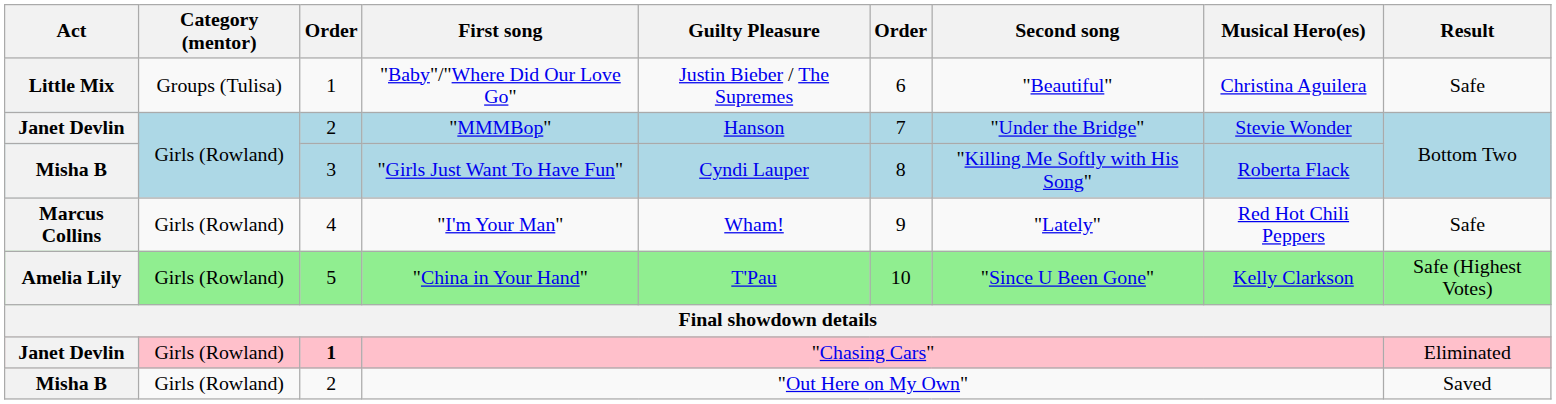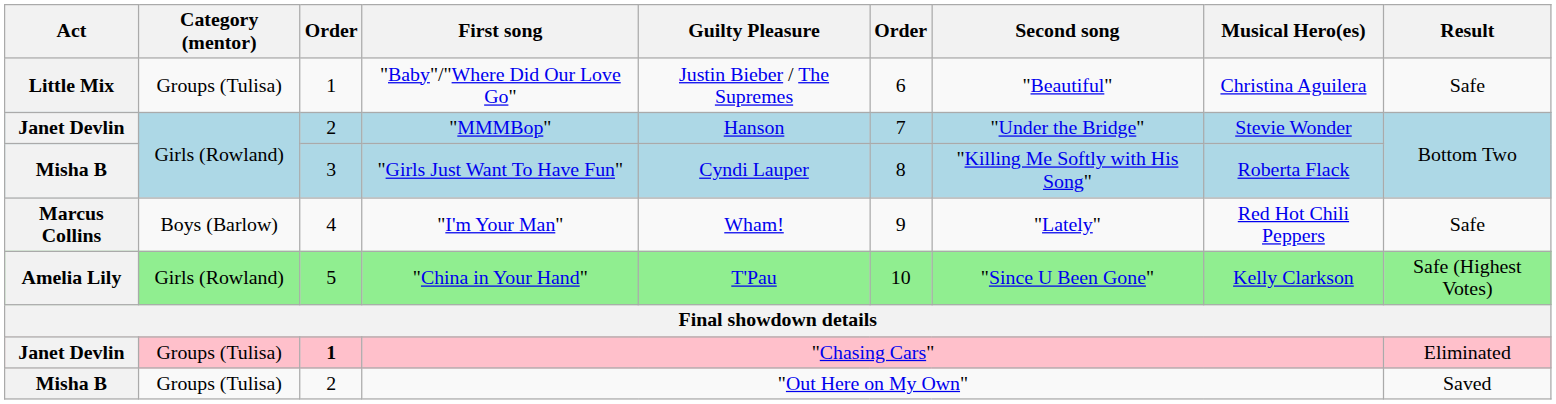(219, 224) Girls (Rowland) -> (219, 224) Boys (Barlow)
(219, 352) Girls (Rowland) -> (219, 352) Groups (Tulisa)
(219, 383) Girls (Rowland) -> (219, 383) Groups (Tulisa)
